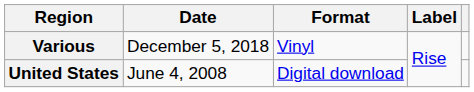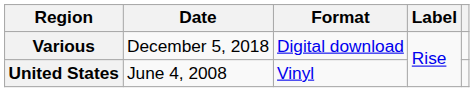(296, 45) Vinyl -> (340, 45) Digital download
(340, 73) Digital download -> (296, 73) Vinyl
